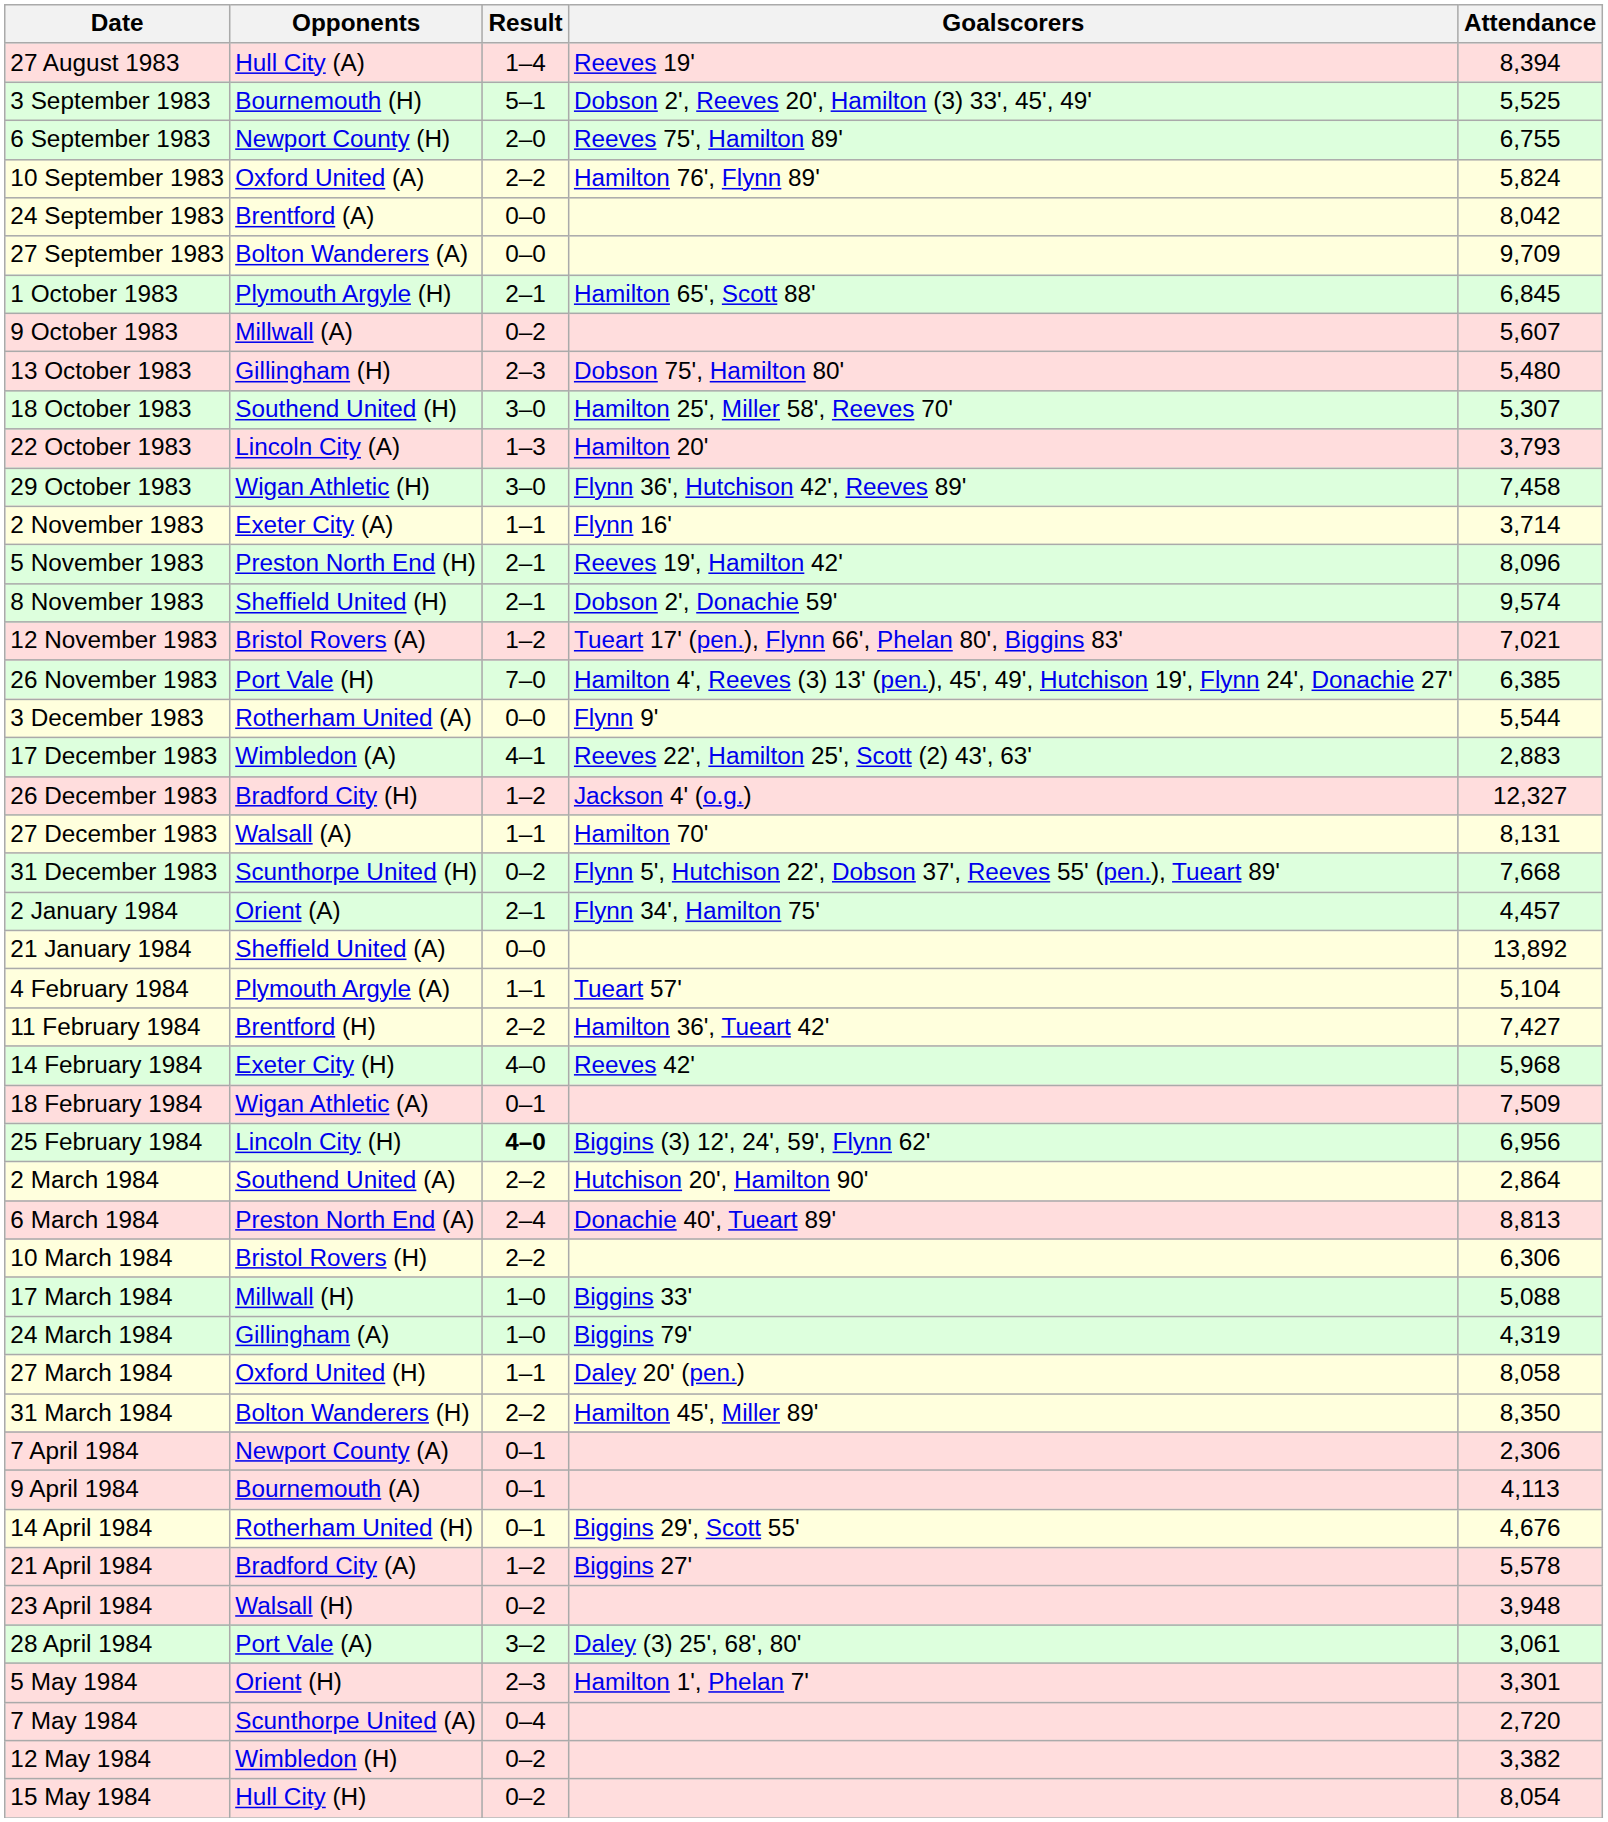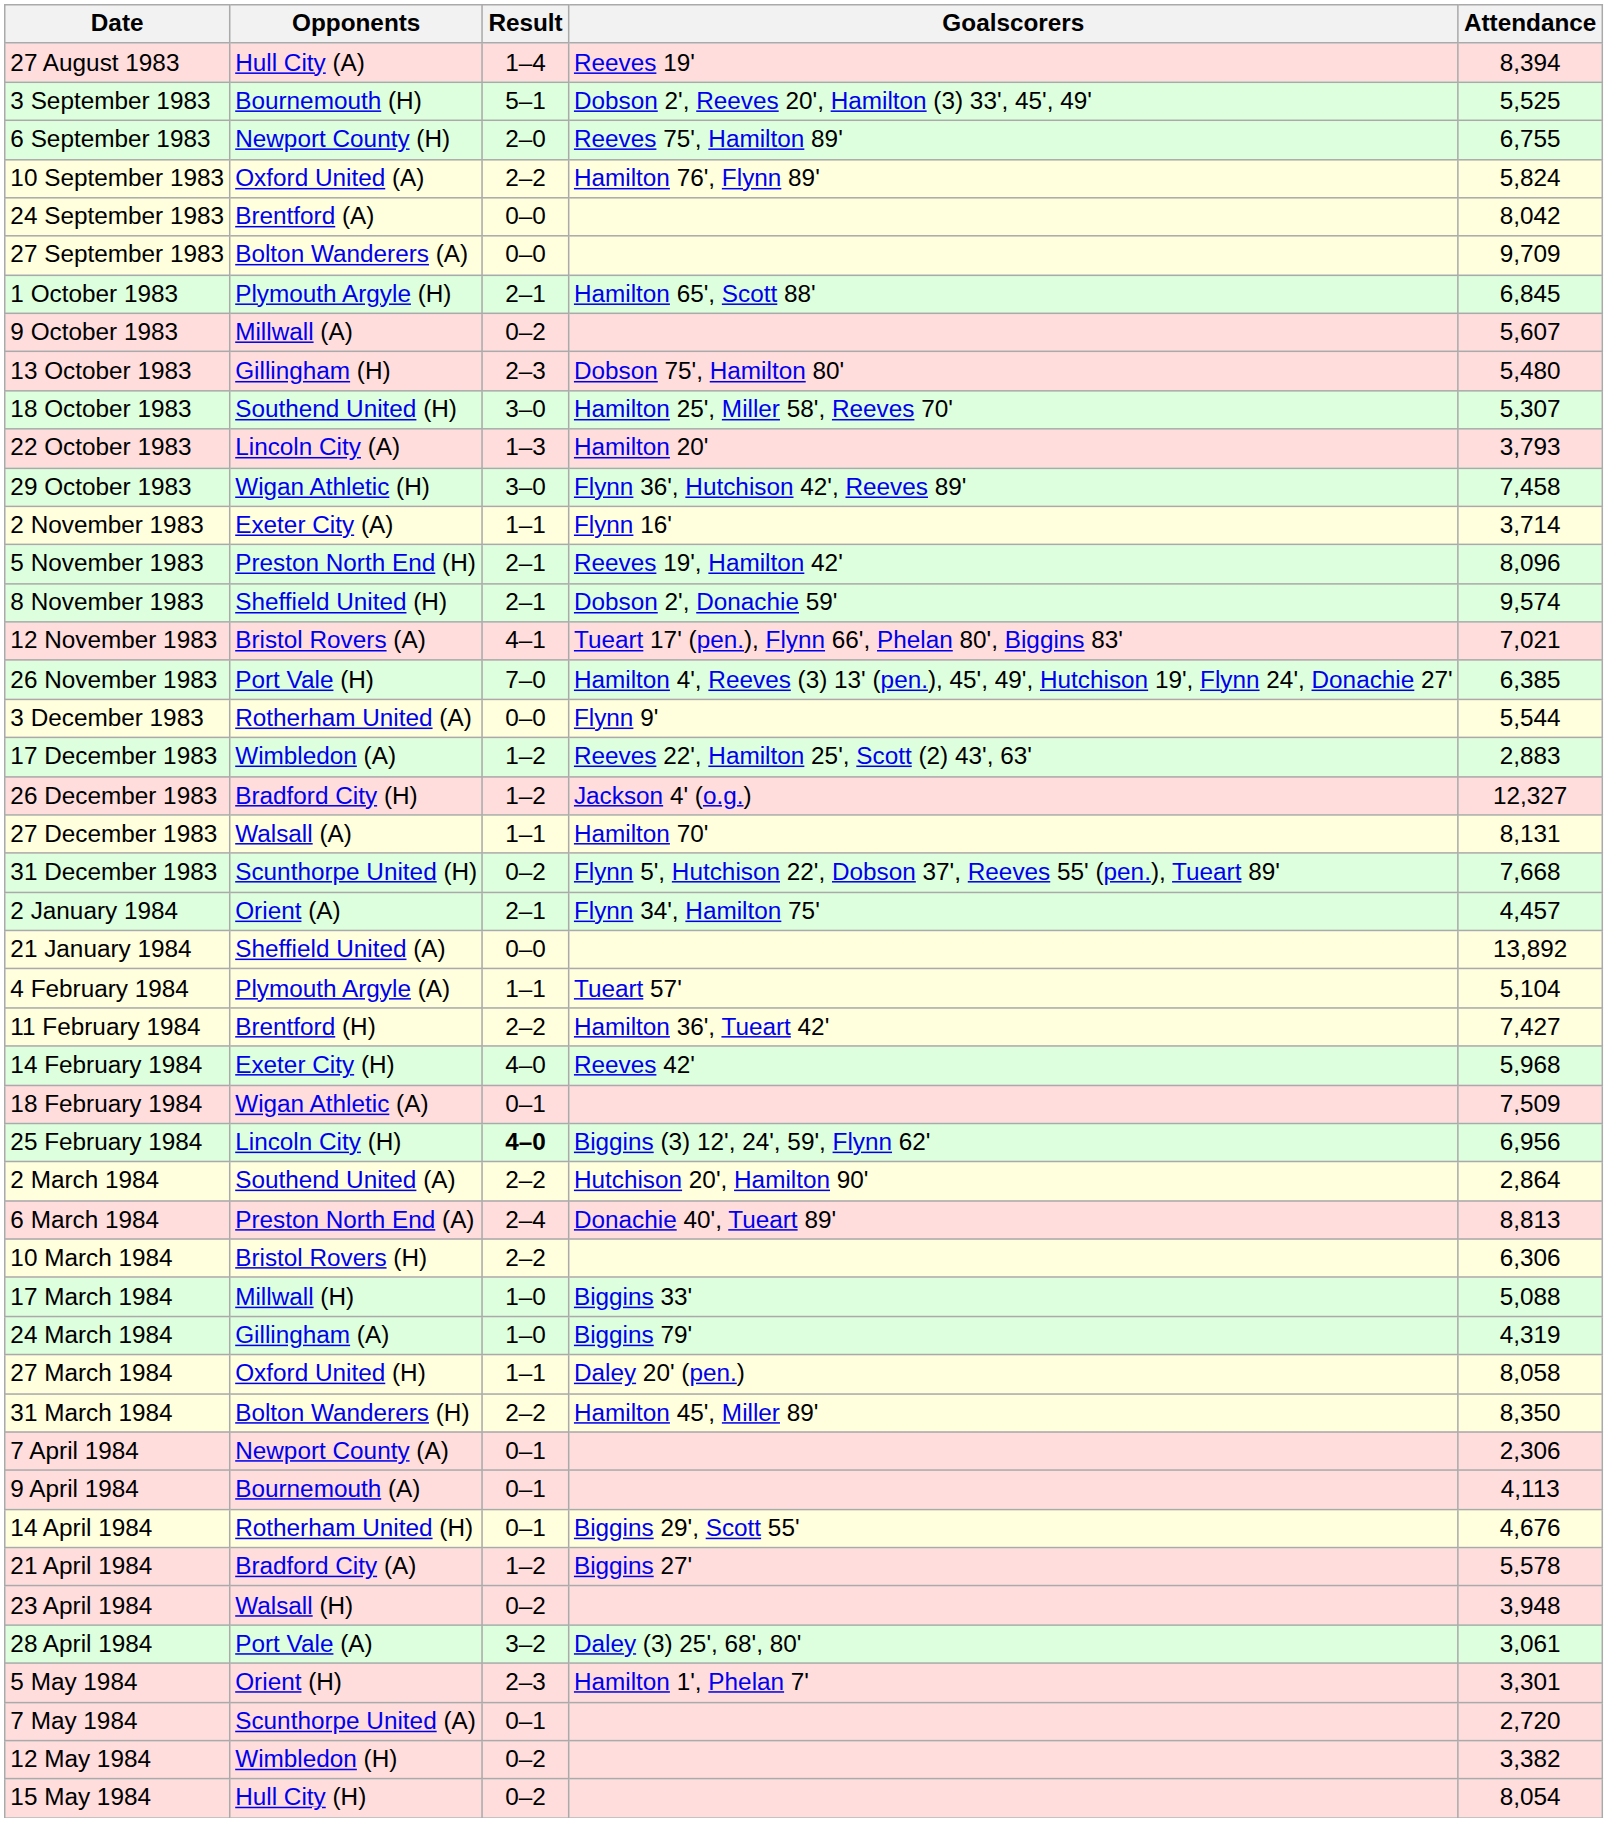(526, 640) 1–2 -> (526, 640) 4–1
(526, 756) 4–1 -> (526, 756) 1–2
(526, 1720) 0–4 -> (526, 1720) 0–1
